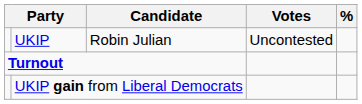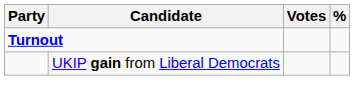- row: (32, 39)
